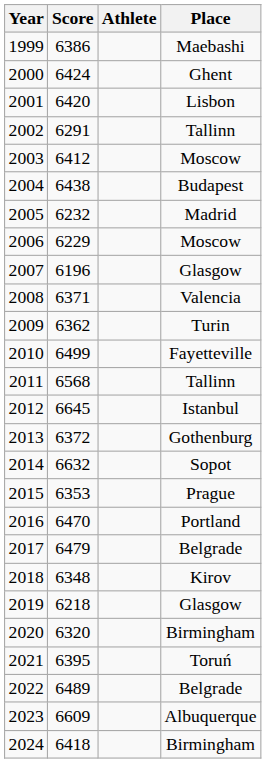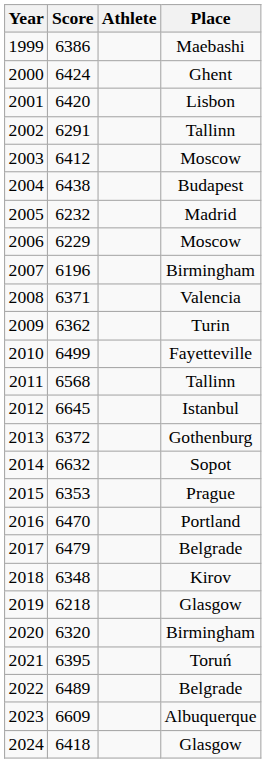(211, 269) Glasgow -> (211, 269) Birmingham
(211, 744) Birmingham -> (211, 744) Glasgow
